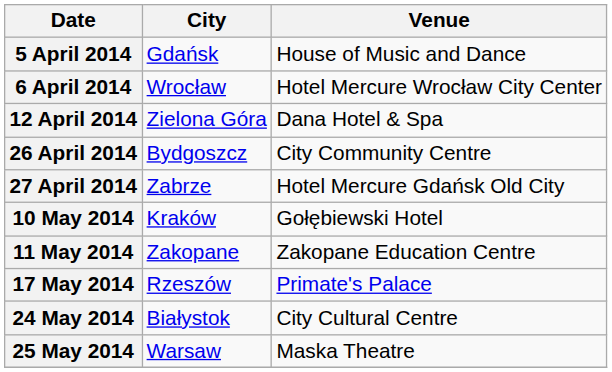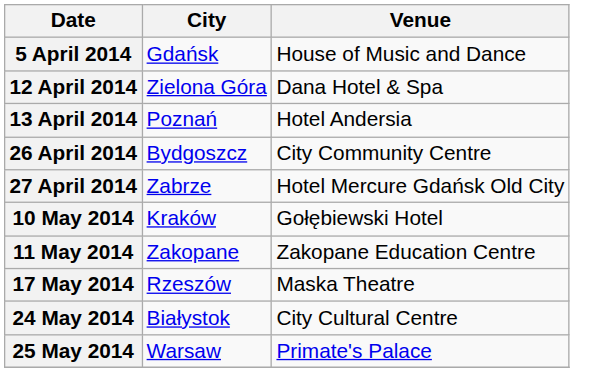- row: (73, 86)
+ row: (73, 119)
(354, 284) Primate's Palace -> (346, 284) Maska Theatre
(346, 350) Maska Theatre -> (354, 350) Primate's Palace
